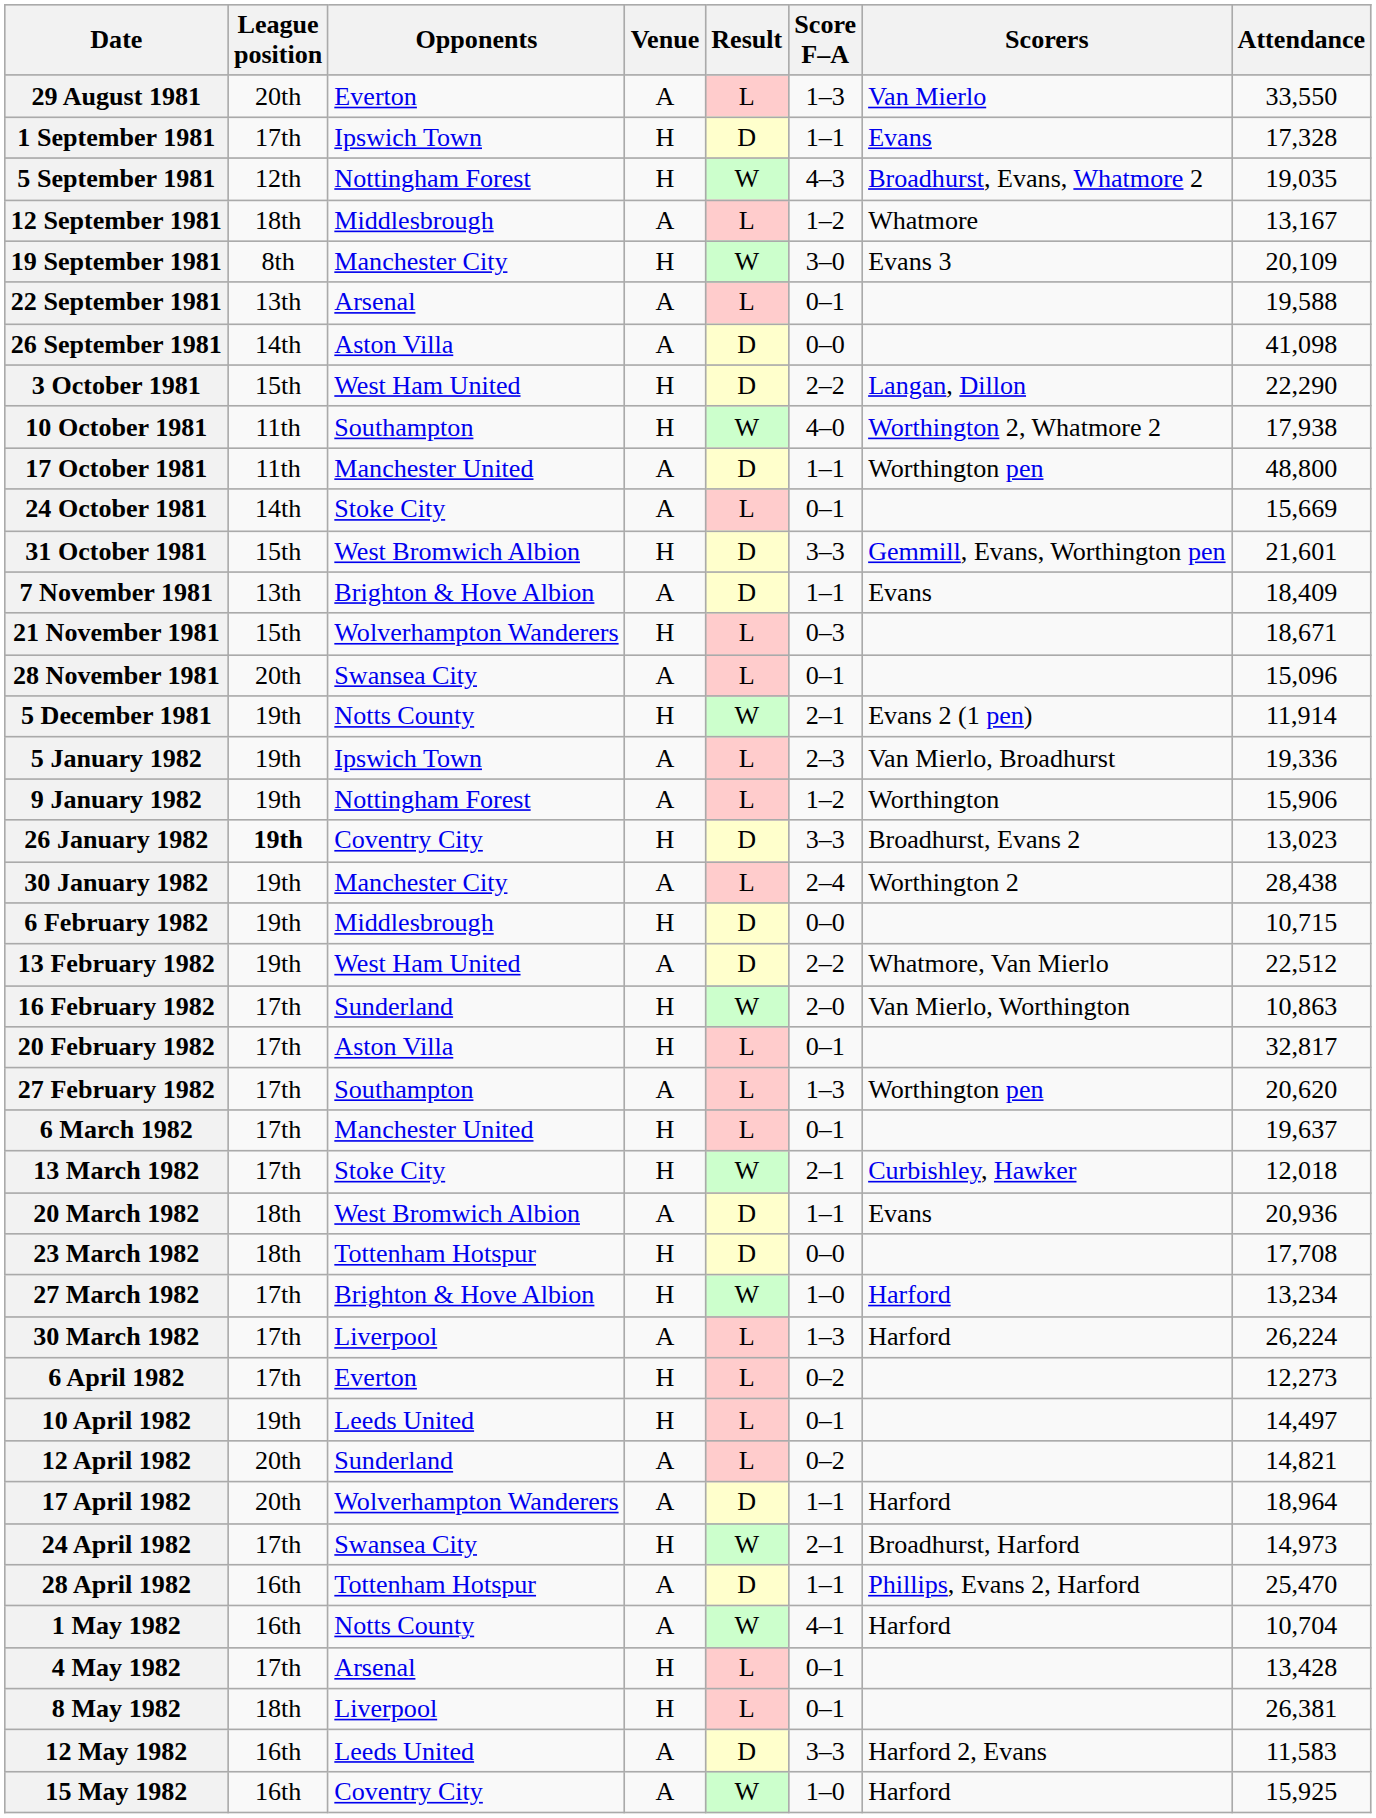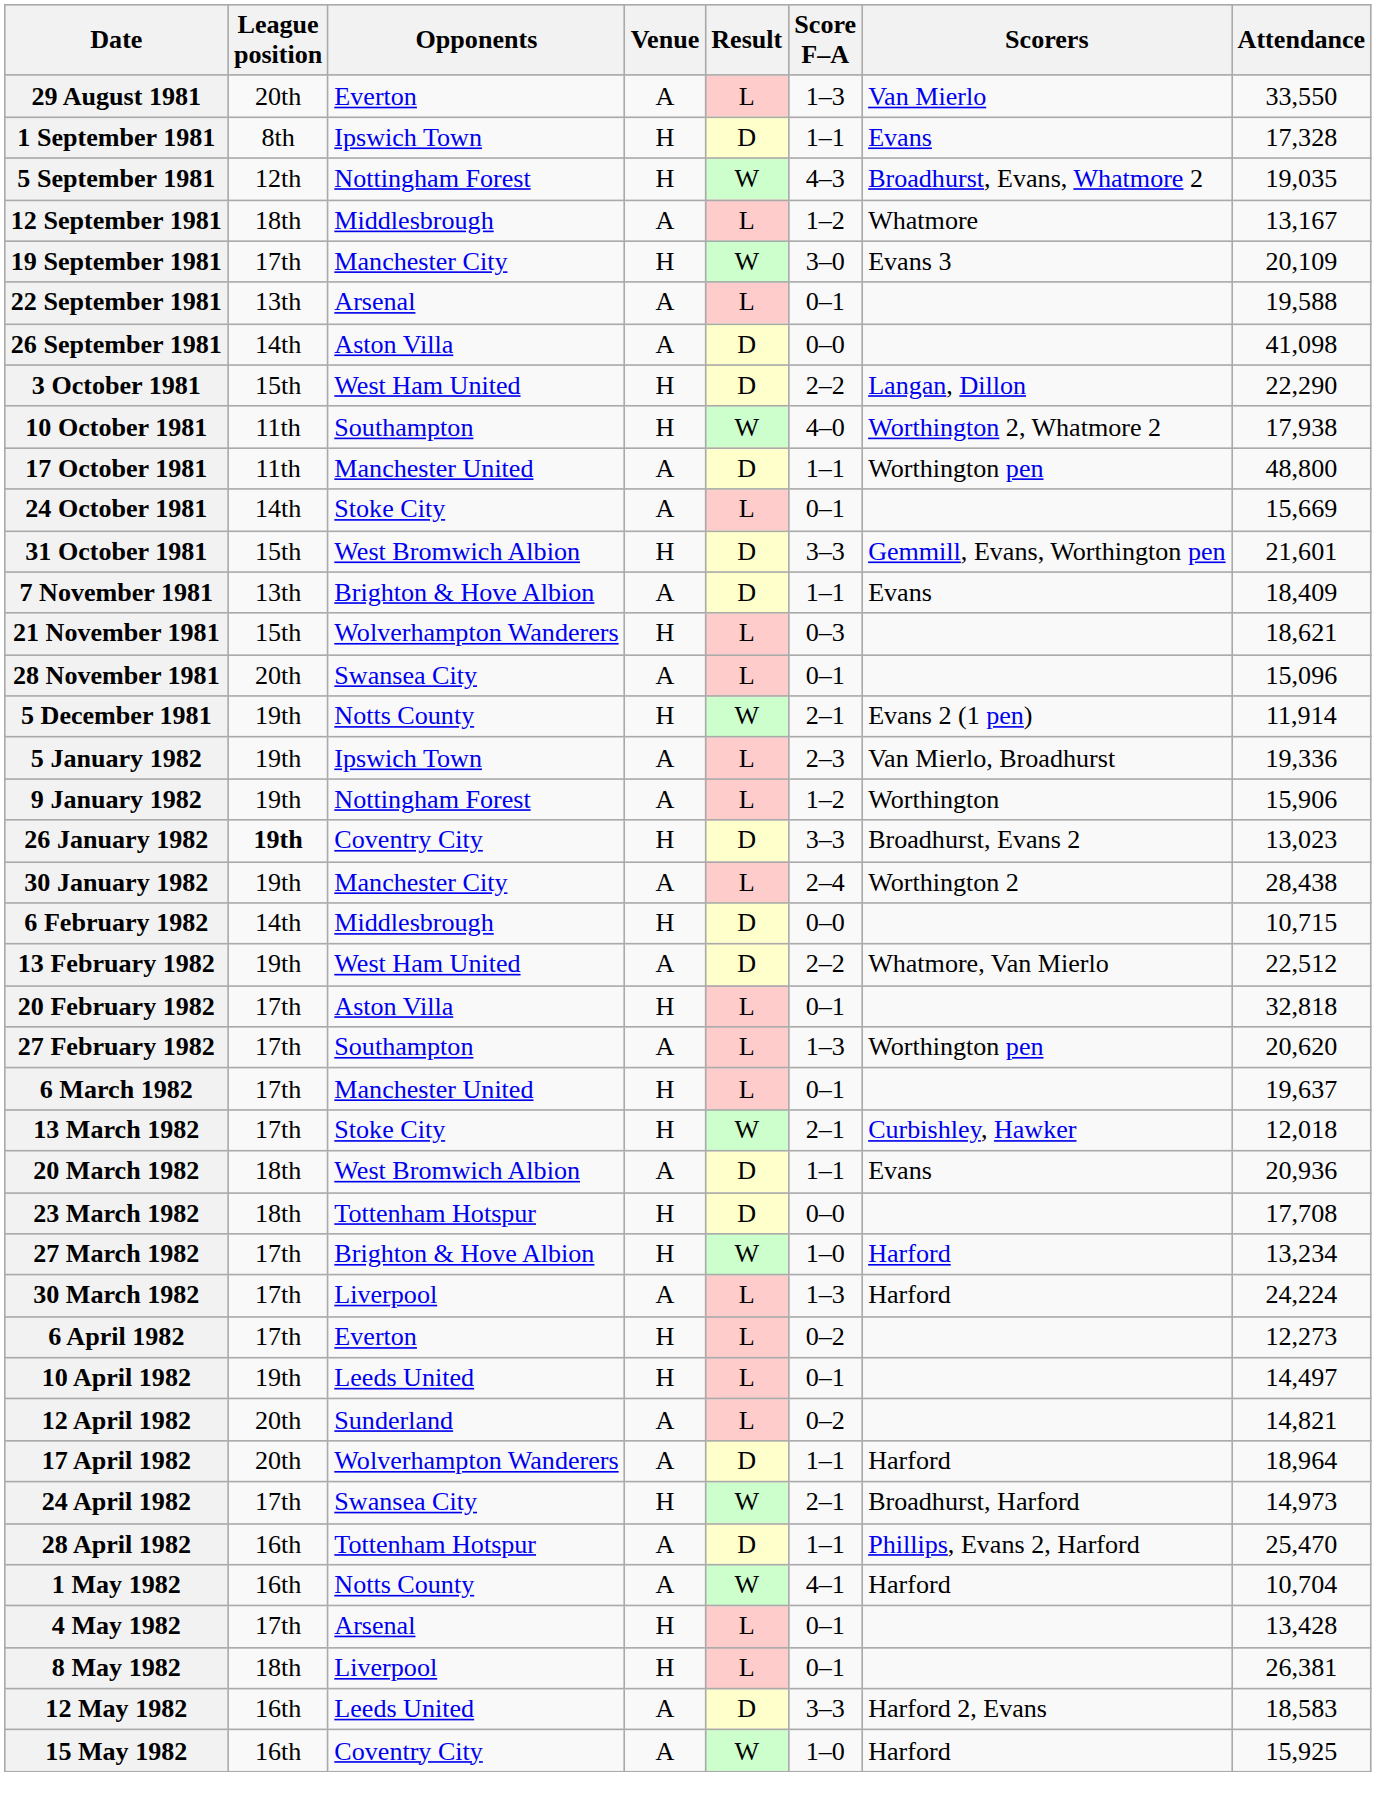(278, 137) 17th -> (278, 137) 8th
(278, 261) 8th -> (278, 261) 17th
(1301, 633) 18,671 -> (1301, 633) 18,621
(278, 923) 19th -> (278, 923) 14th
- row: (116, 1005)
(1301, 1047) 32,817 -> (1301, 1005) 32,818
(1301, 1336) 26,224 -> (1301, 1295) 24,224
(1301, 1750) 11,583 -> (1301, 1708) 18,583
